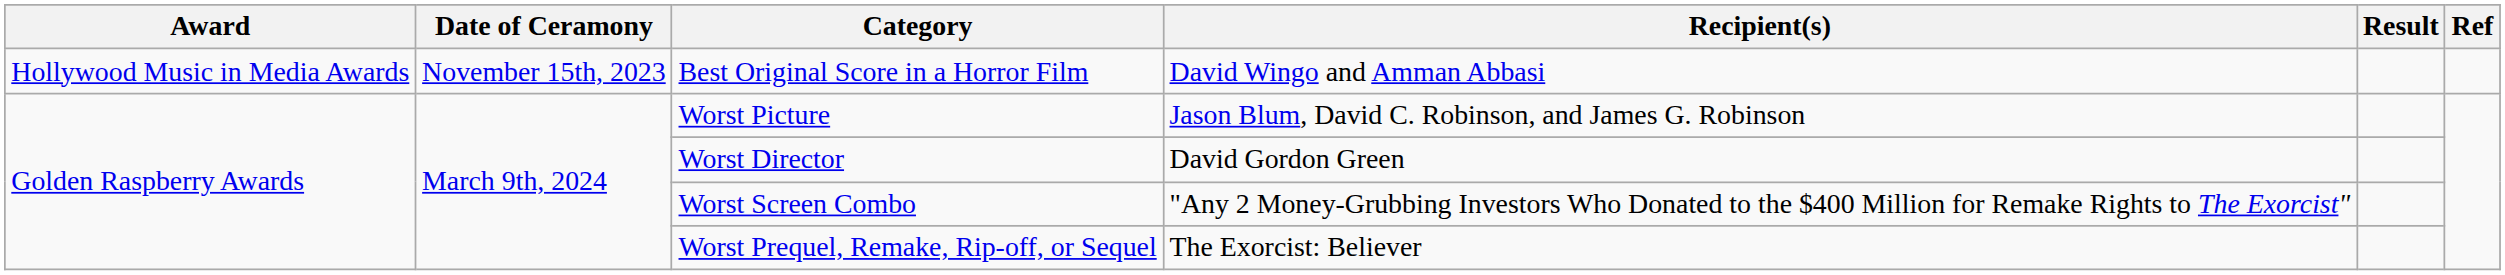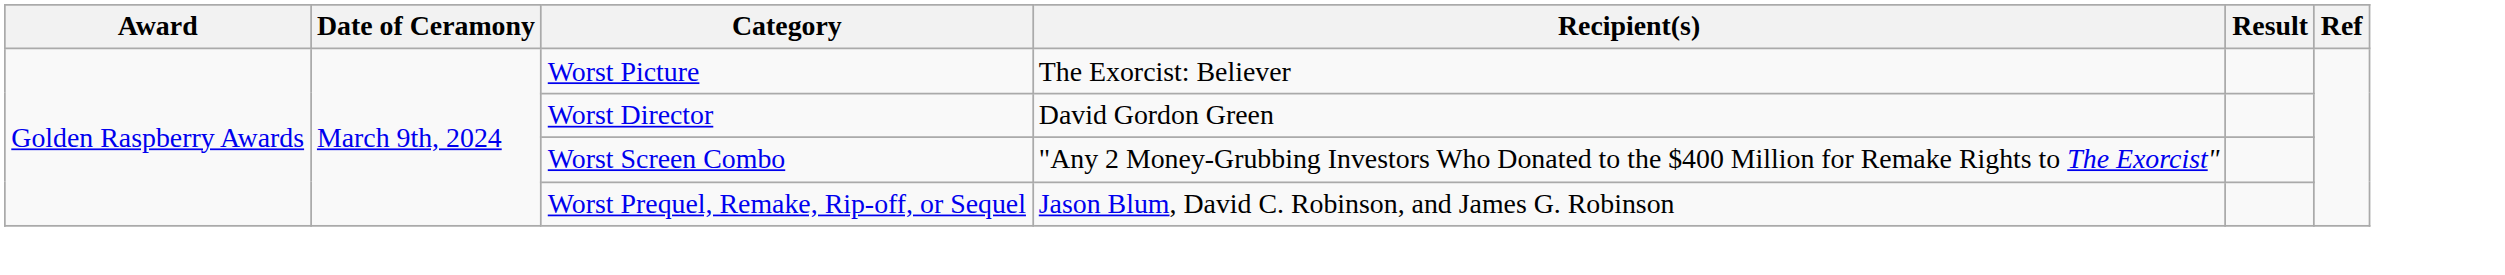- row: (883, 70)
(1487, 114) Jason Blum, David C. Robinson, and James G. Robinson -> (1165, 70) The Exorcist: Believer
(1296, 247) The Exorcist: Believer -> (1357, 203) Jason Blum, David C. Robinson, and James G. Robinson
